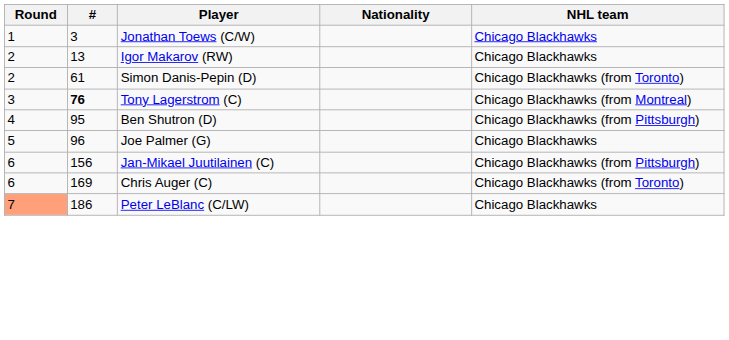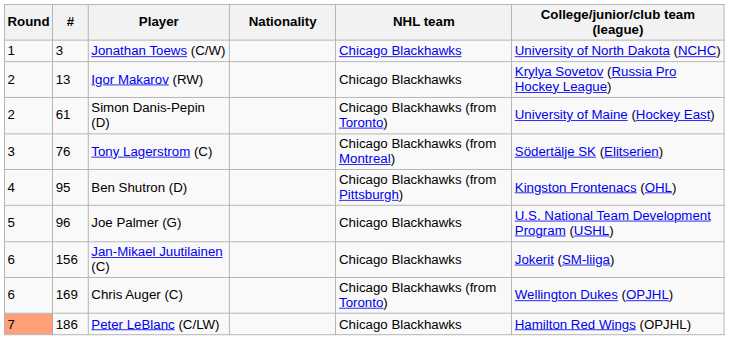+ column: (618, 22)
(78, 99) bold -> (63, 151) normal
(587, 162) Chicago Blackhawks (from Pittsburgh) -> (400, 259) Chicago Blackhawks
